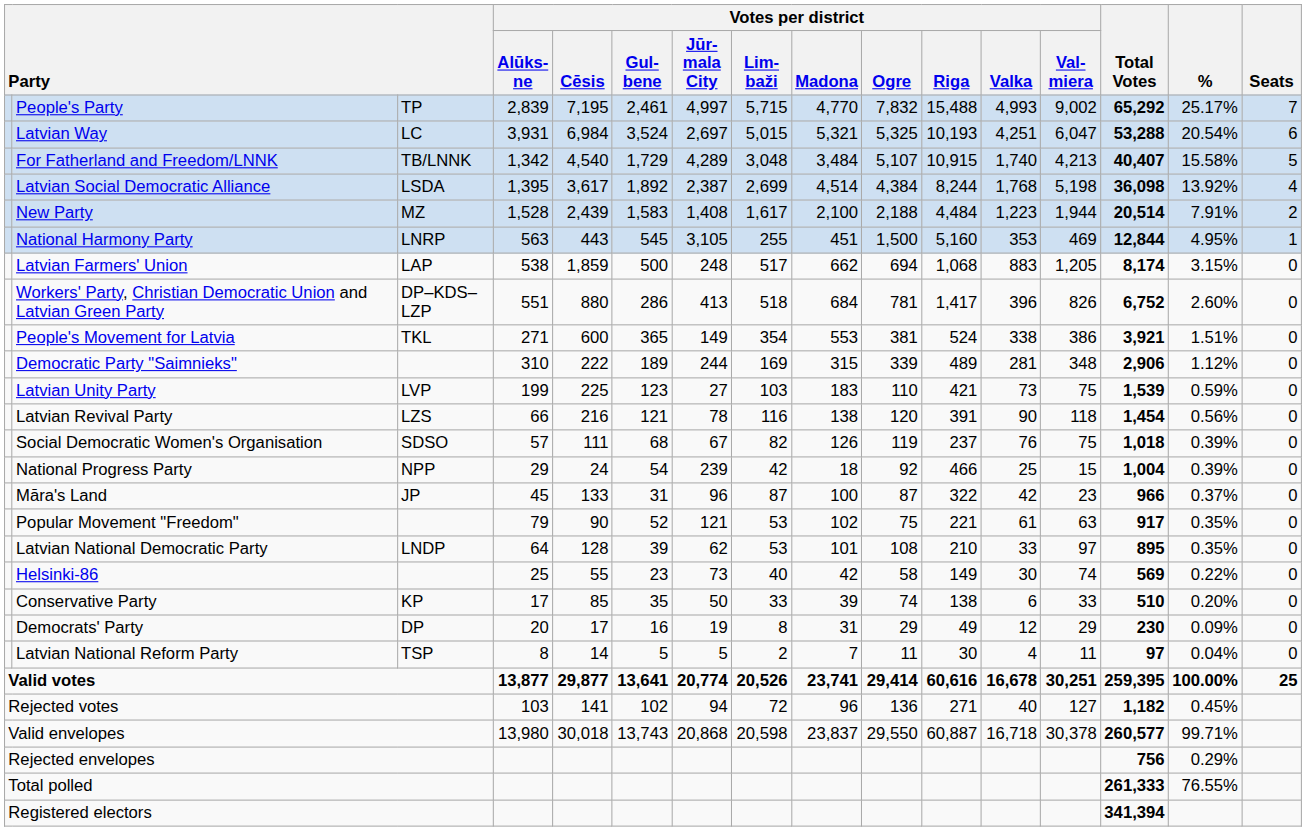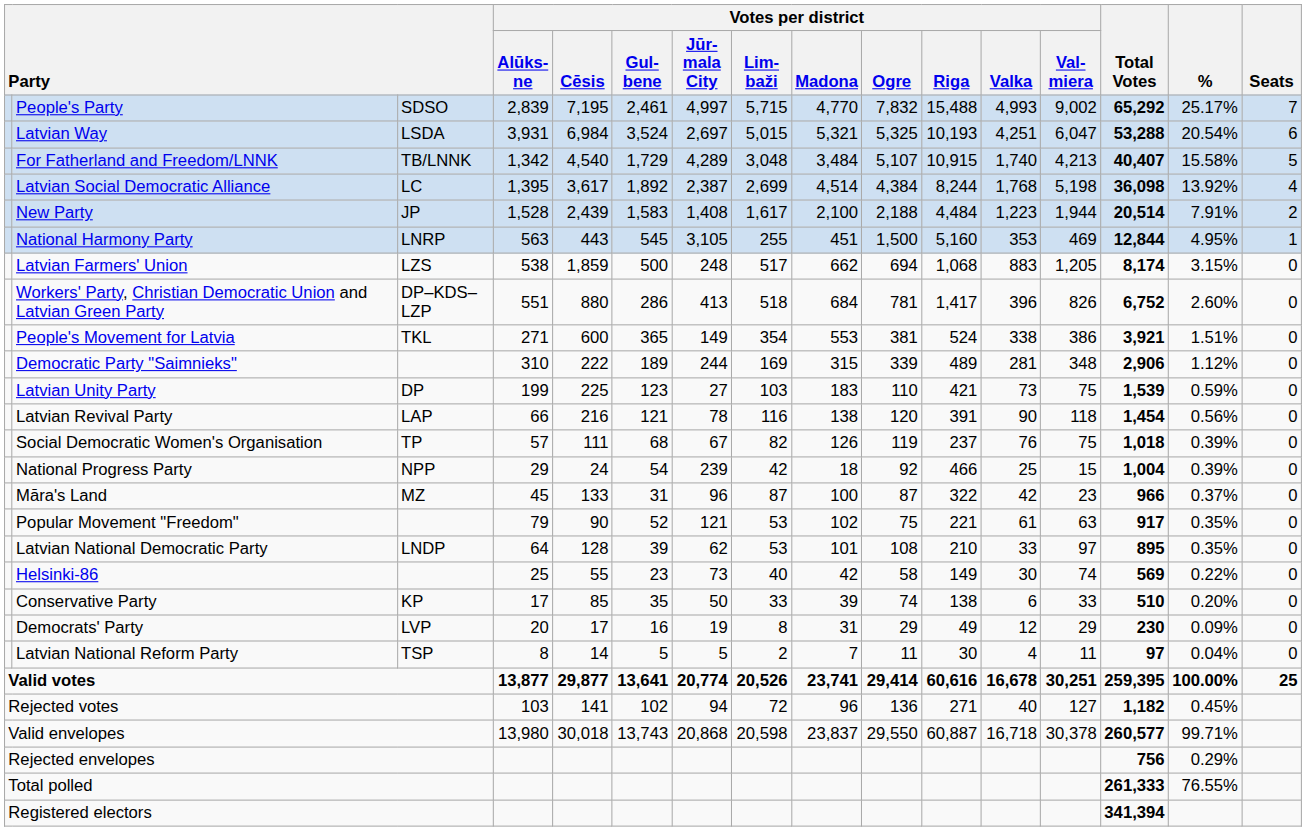(412, 107) TP -> (425, 107) SDSO
(412, 134) LC -> (423, 134) LSDA
(423, 187) LSDA -> (412, 187) LC
(413, 213) MZ -> (411, 213) JP
(417, 266) LAP -> (416, 266) LZS
(416, 390) LVP -> (413, 390) DP
(416, 416) LZS -> (417, 416) LAP
(425, 443) SDSO -> (412, 443) TP
(411, 496) JP -> (413, 496) MZ
(413, 628) DP -> (416, 628) LVP
